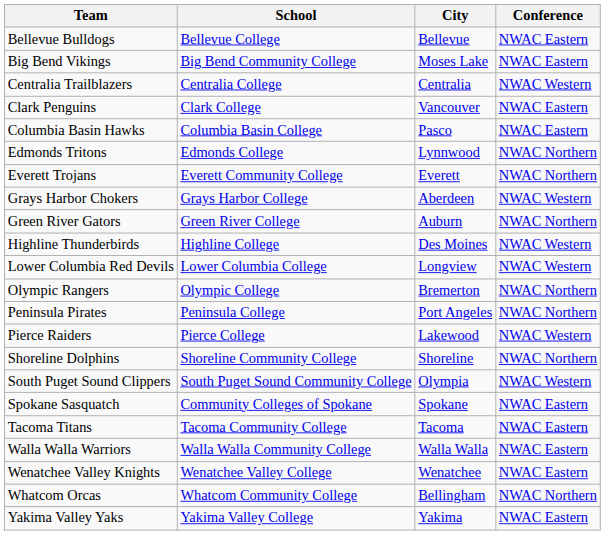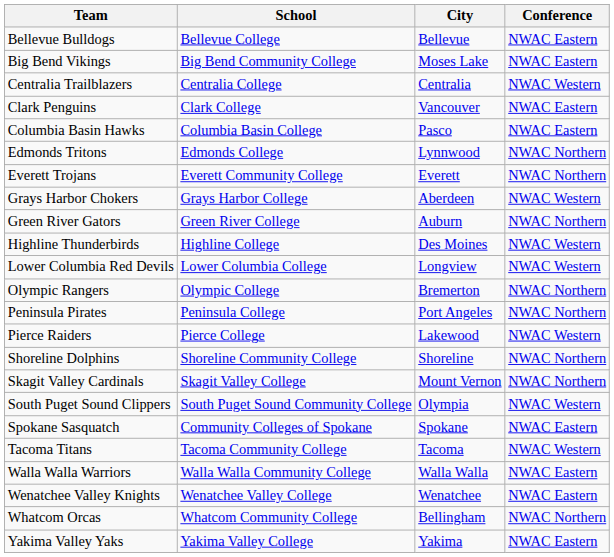+ row: (76, 381)
(543, 426) NWAC Eastern -> (554, 449) NWAC Western
